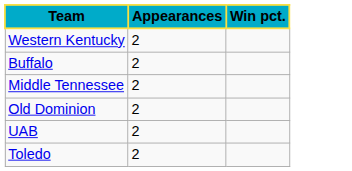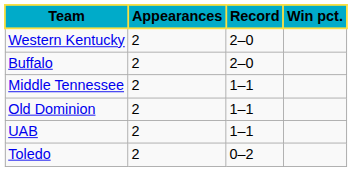+ column: (255, 16)
